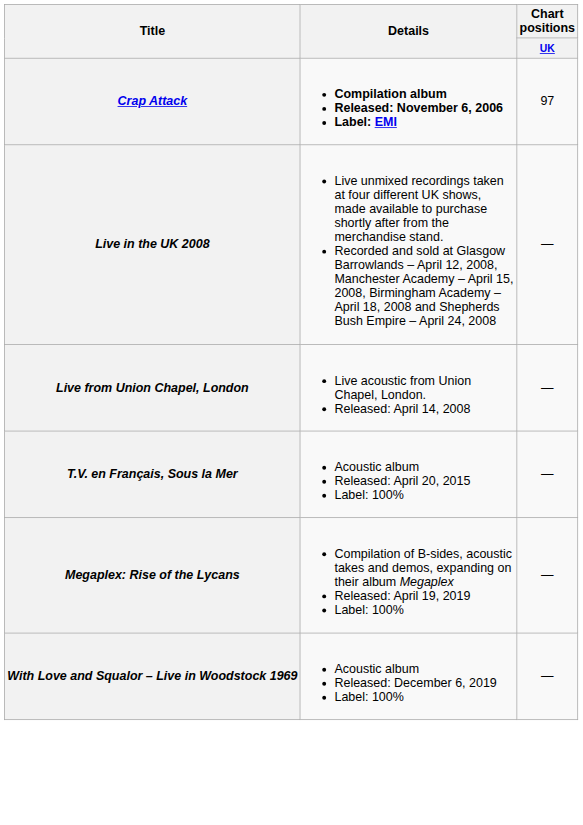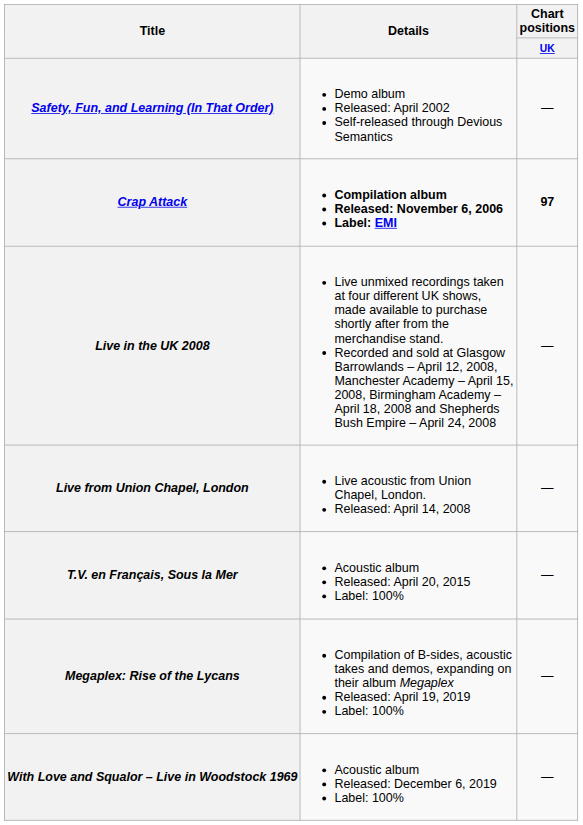+ row: (152, 108)
(547, 101) normal -> (547, 202) bold
